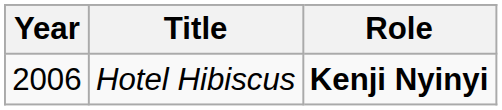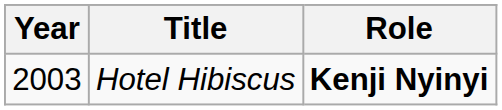(47, 78) 2006 -> (47, 78) 2003
